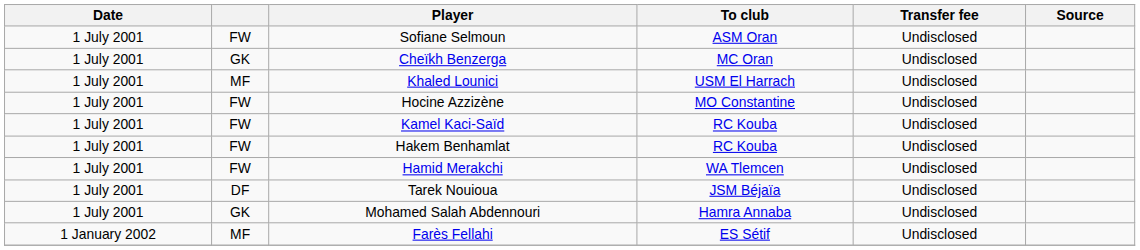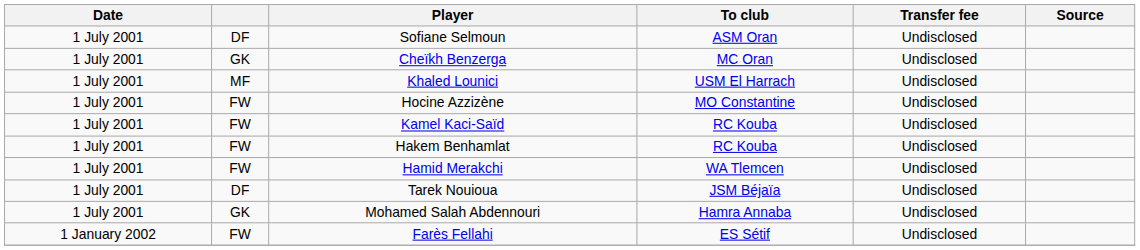(240, 37) FW -> (240, 37) DF
(240, 234) MF -> (240, 234) FW
